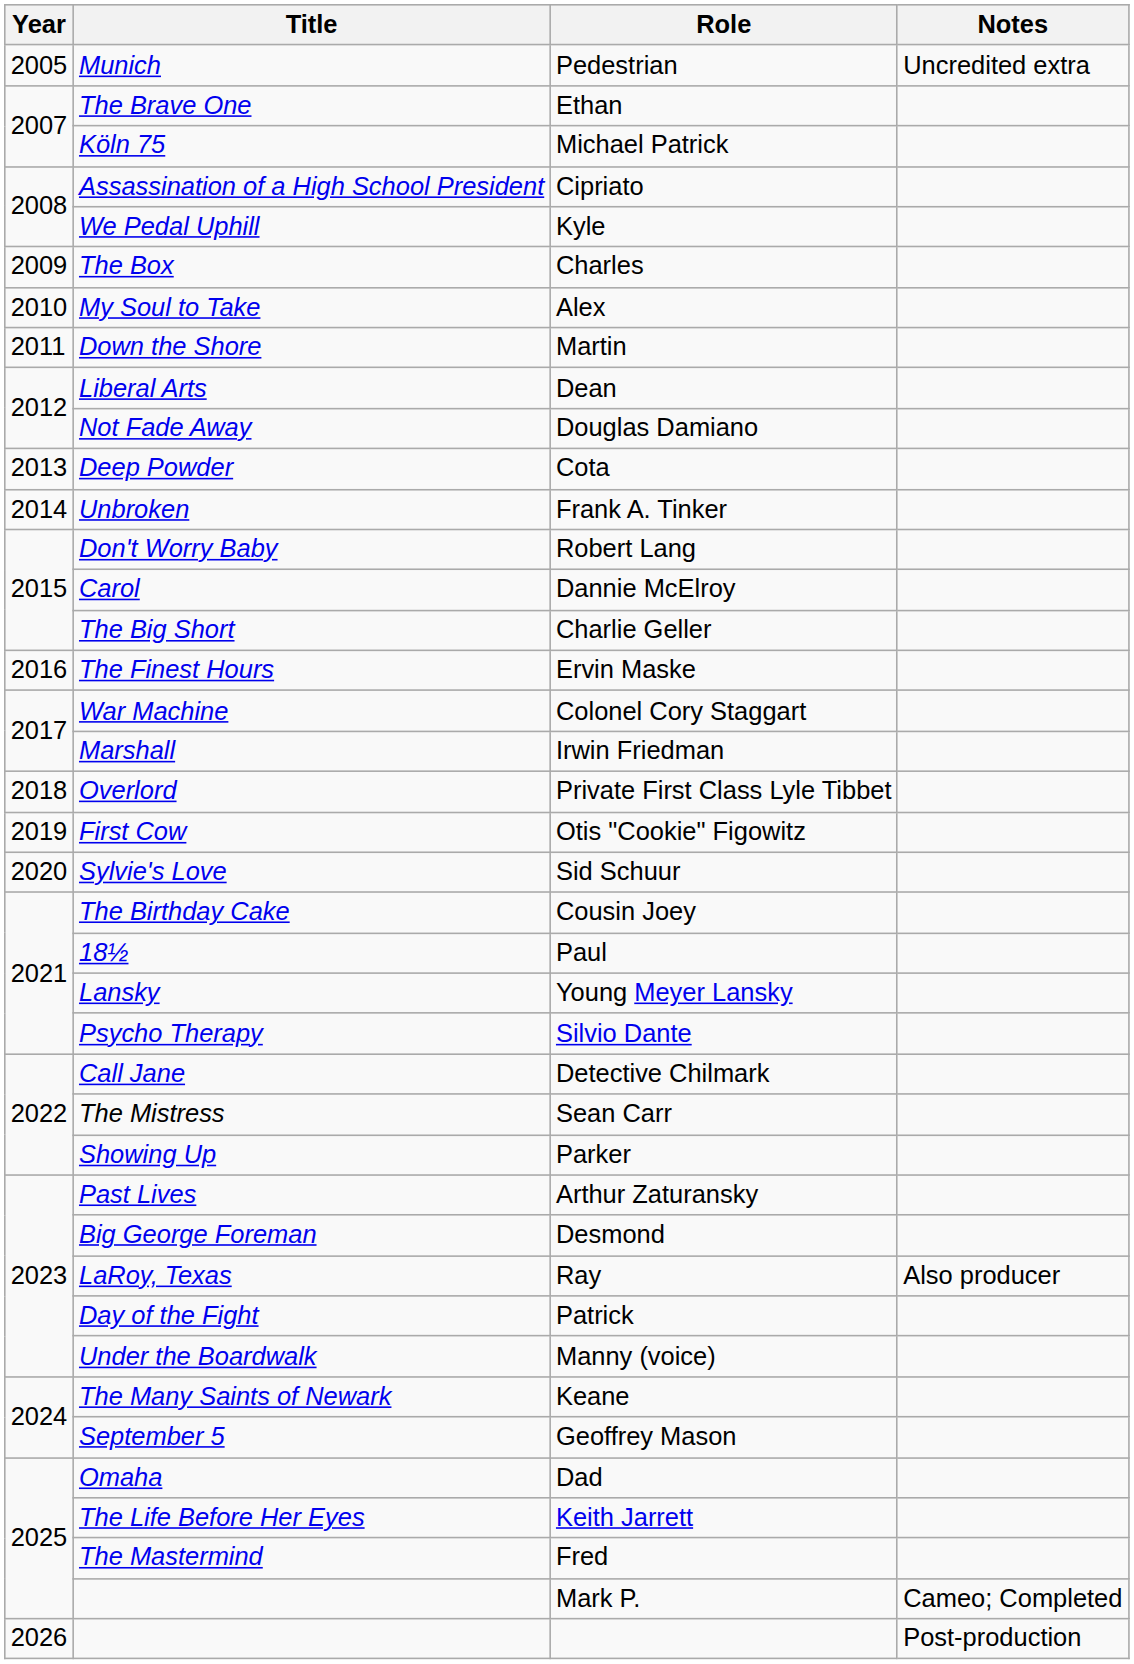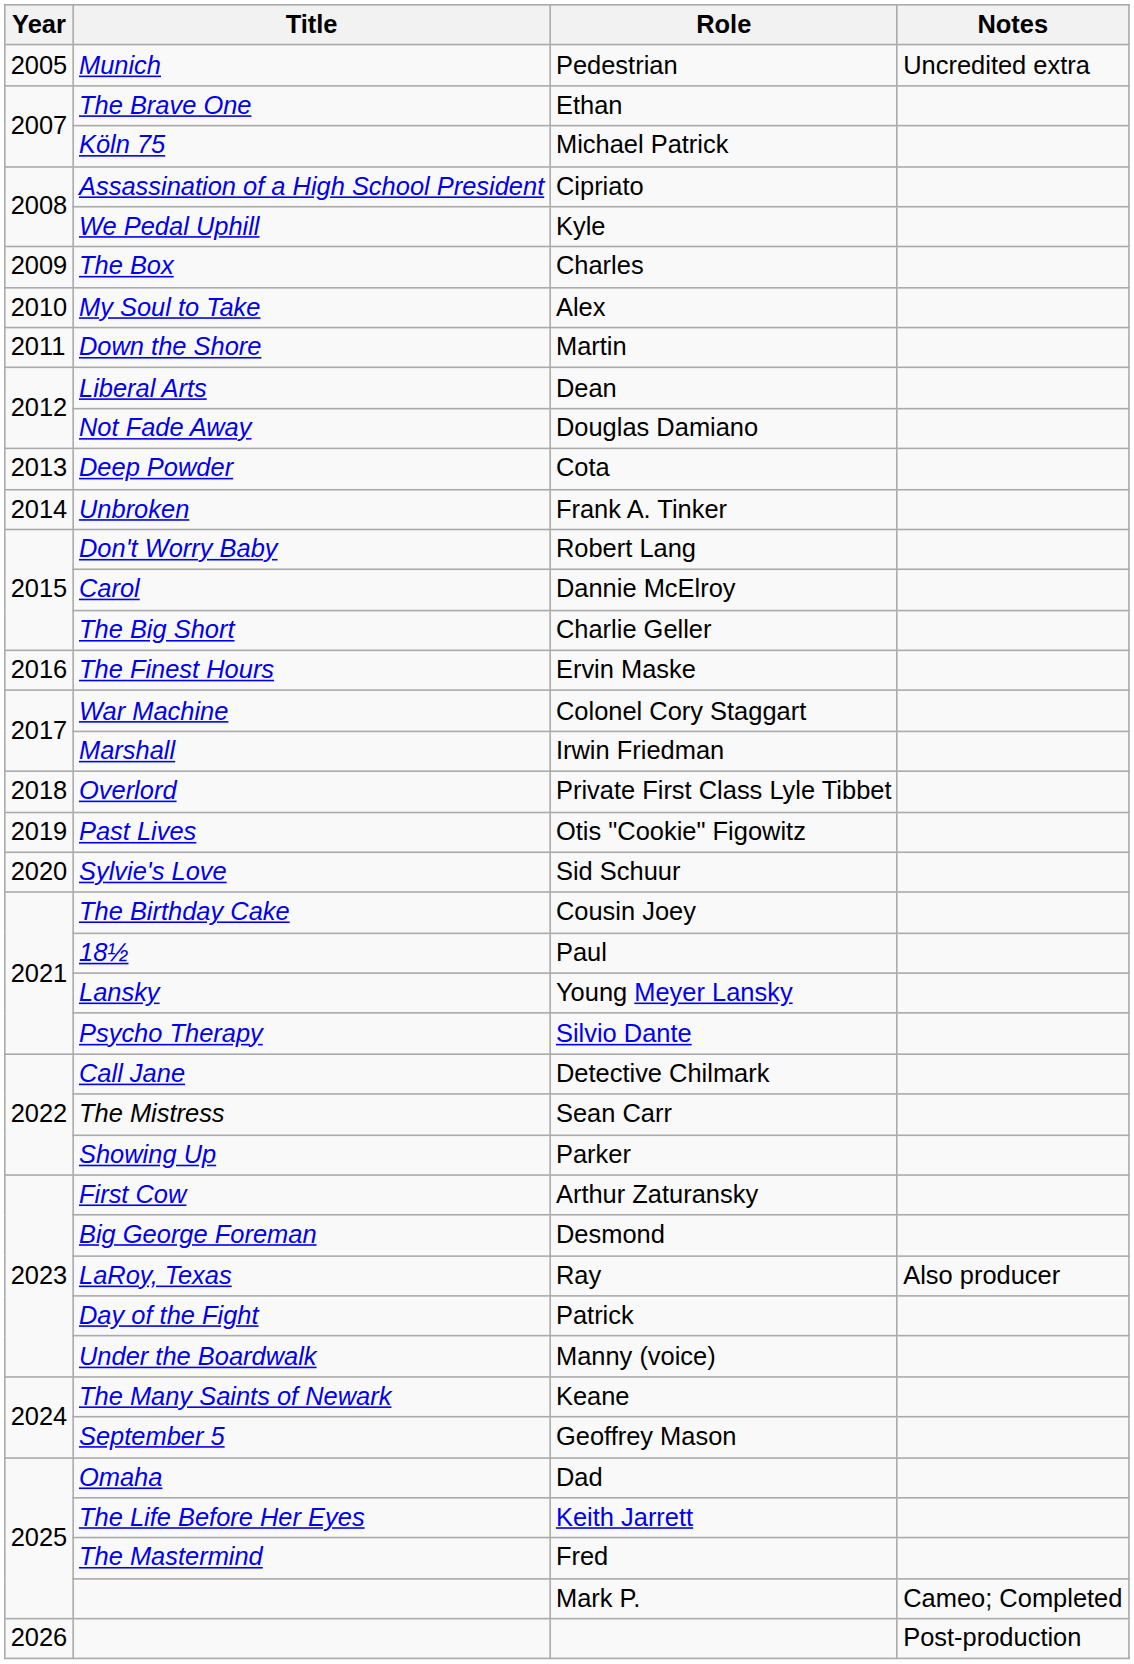(133, 831) First Cow -> (138, 831) Past Lives
(138, 1194) Past Lives -> (133, 1194) First Cow
